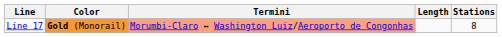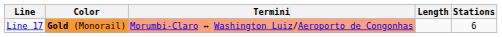(474, 26) 8 -> (474, 26) 6
